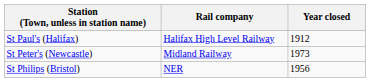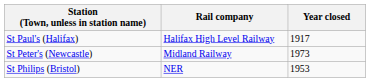(300, 38) 1912 -> (300, 38) 1917
(300, 69) 1956 -> (300, 69) 1953
